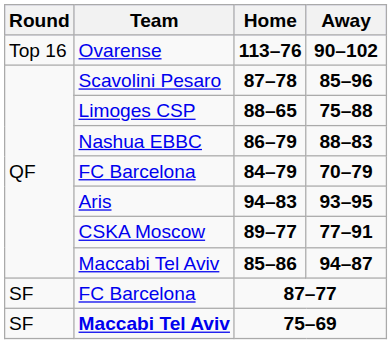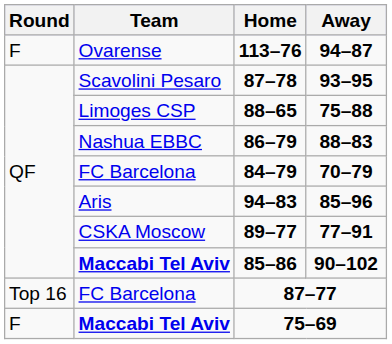(38, 50) Top 16 -> (15, 50) F
(346, 50) 90–102 -> (346, 50) 94–87
(346, 81) 85–96 -> (346, 81) 93–95
(346, 202) 93–95 -> (346, 202) 85–96
(149, 263) normal -> (154, 263) bold
(346, 263) 94–87 -> (346, 263) 90–102
(21, 293) SF -> (38, 293) Top 16
(21, 323) SF -> (15, 323) F
